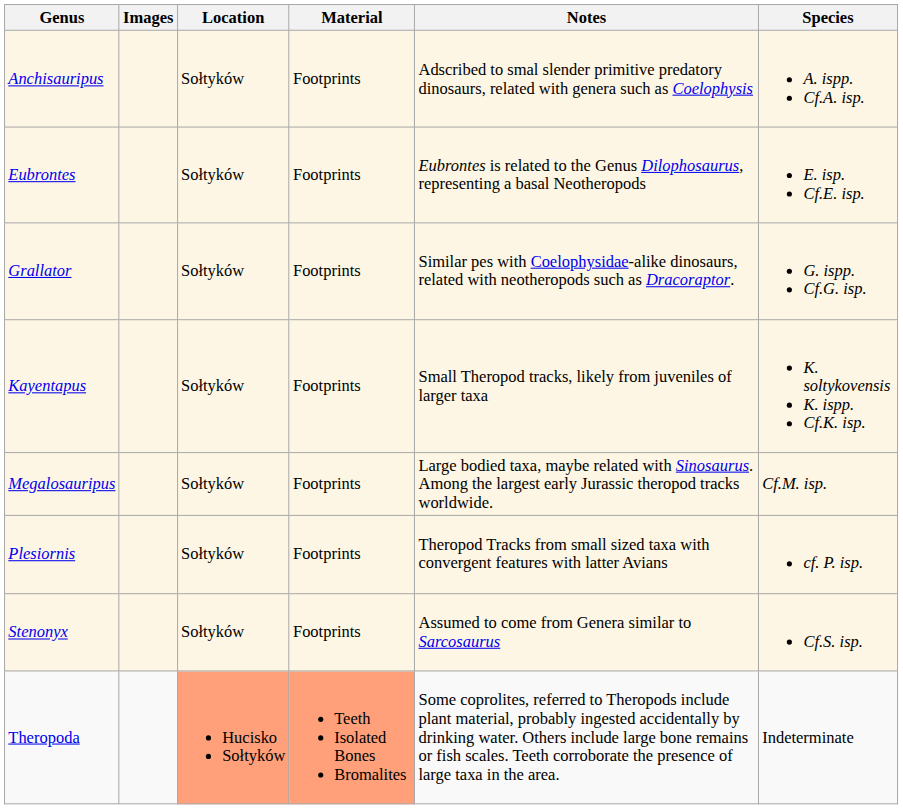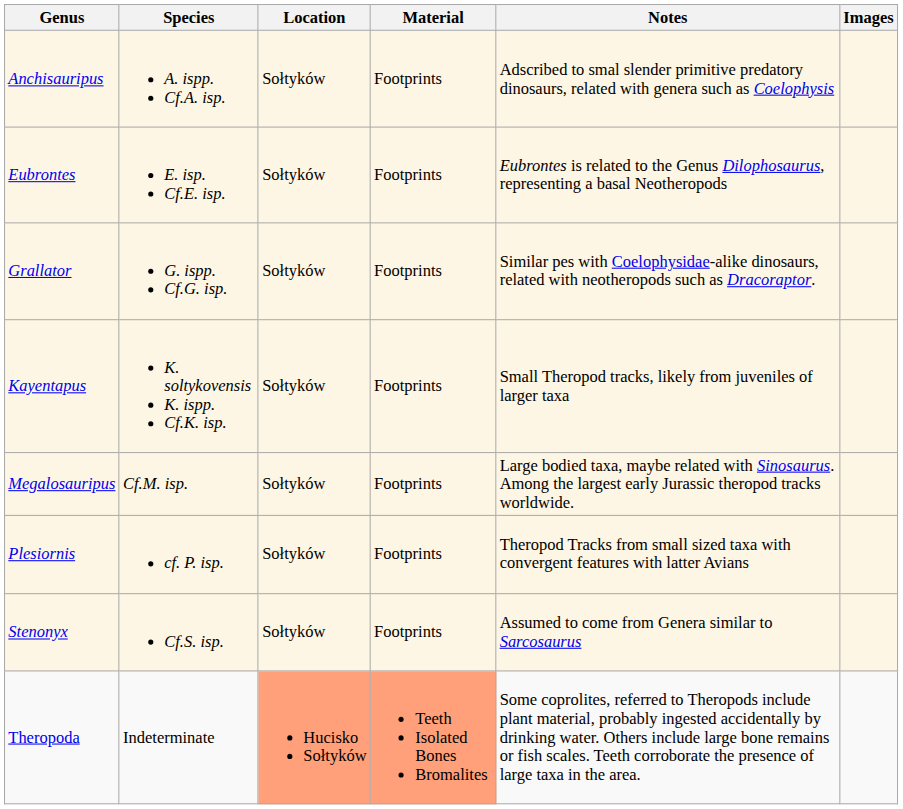columns swapped: (828, 17) <-> (148, 17)
